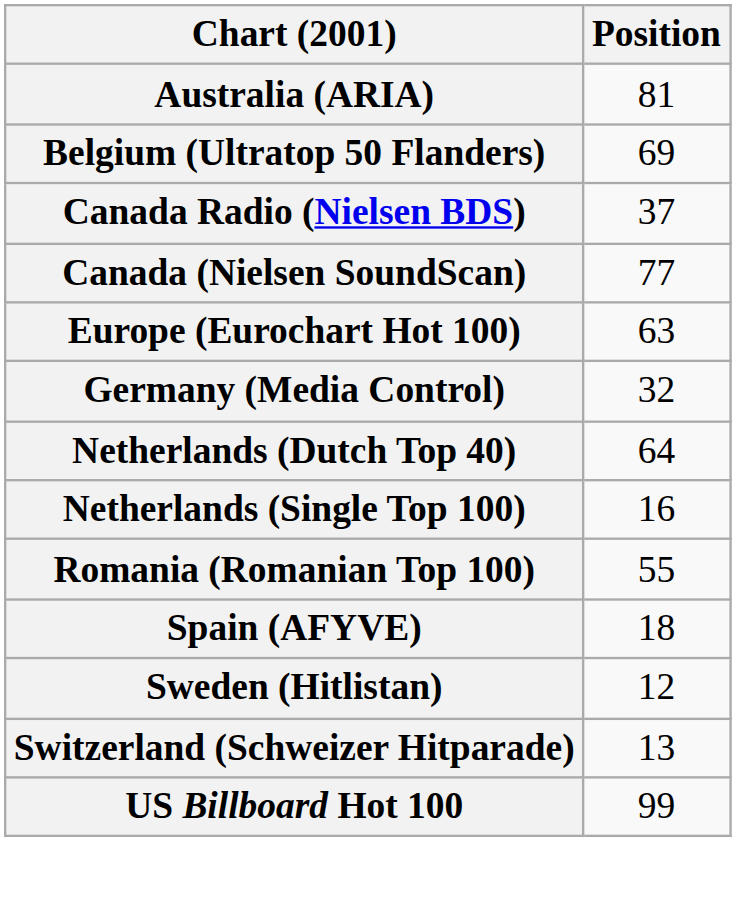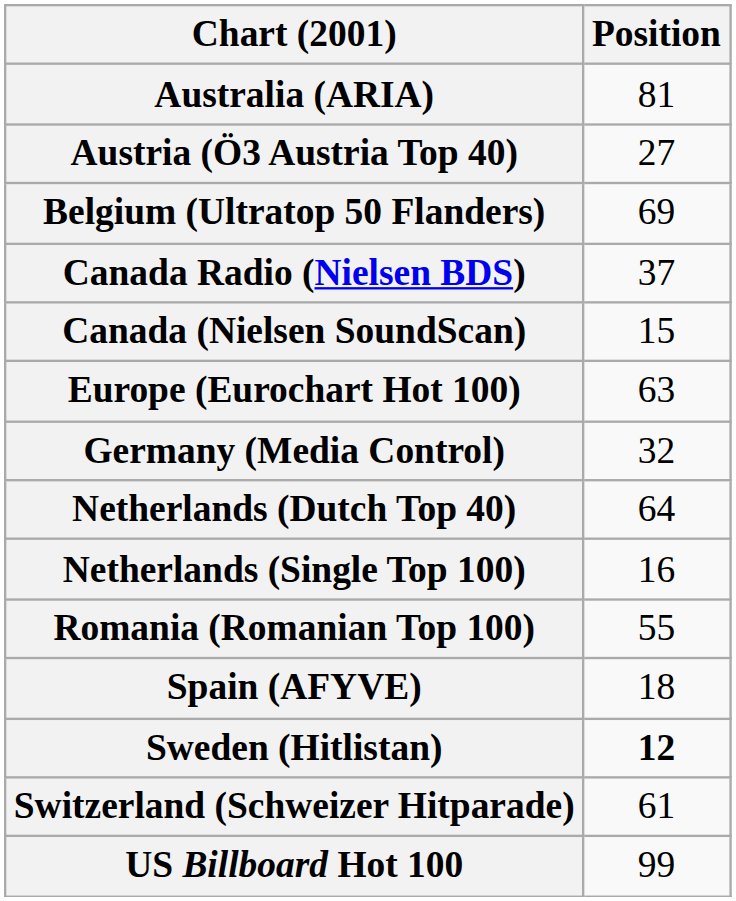+ row: (294, 152)
(656, 271) 77 -> (656, 331) 15
(656, 687) normal -> (656, 746) bold
(656, 746) 13 -> (656, 806) 61
